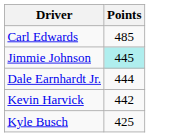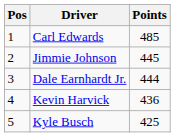+ column: (17, 15)
(124, 57) paleturquoise background -> (150, 57) no background
(124, 100) 442 -> (150, 100) 436
